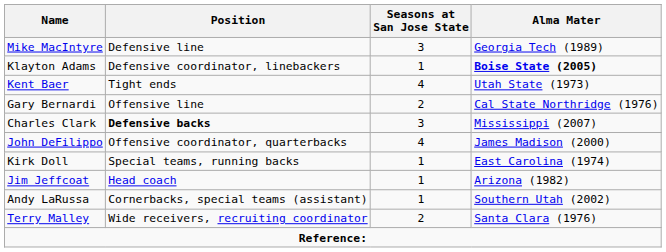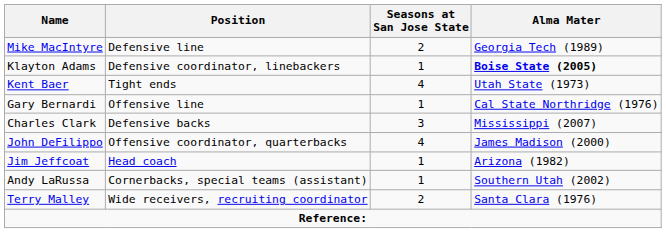(421, 46) 3 -> (421, 46) 2
(421, 104) 2 -> (421, 104) 1
(159, 123) bold -> (159, 123) normal
- row: (38, 161)
